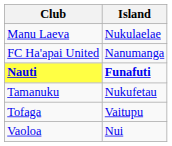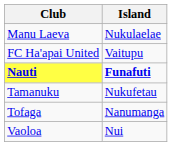(135, 53) Nanumanga -> (124, 53) Vaitupu
(124, 111) Vaitupu -> (135, 111) Nanumanga
